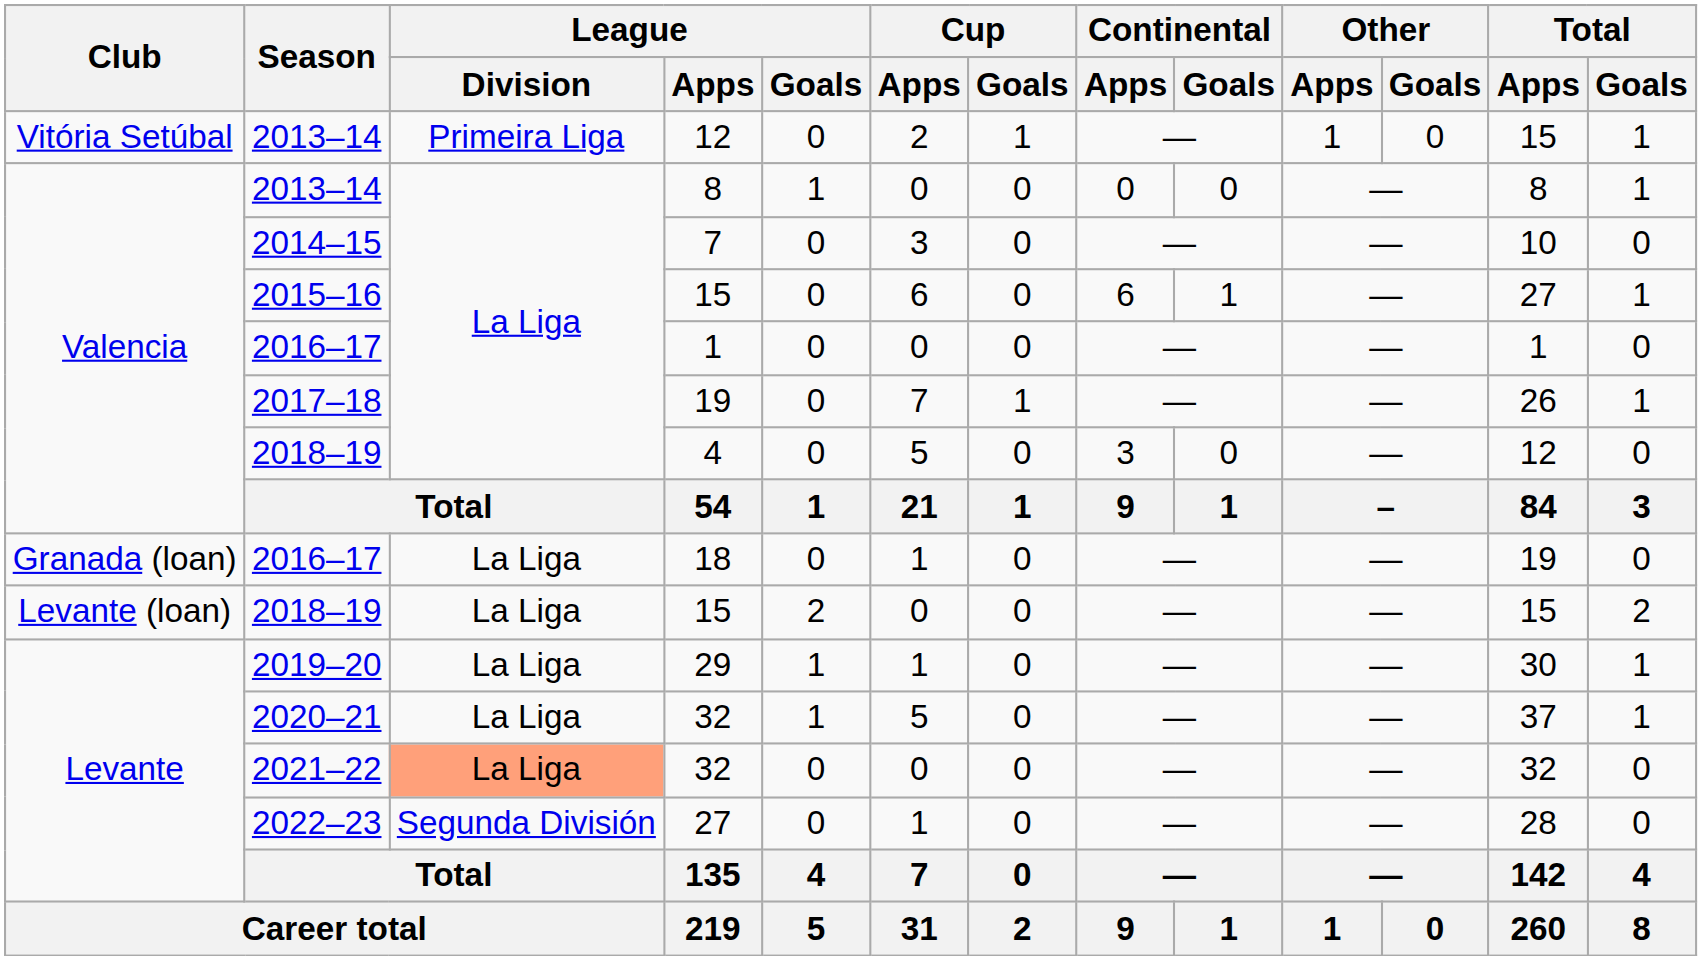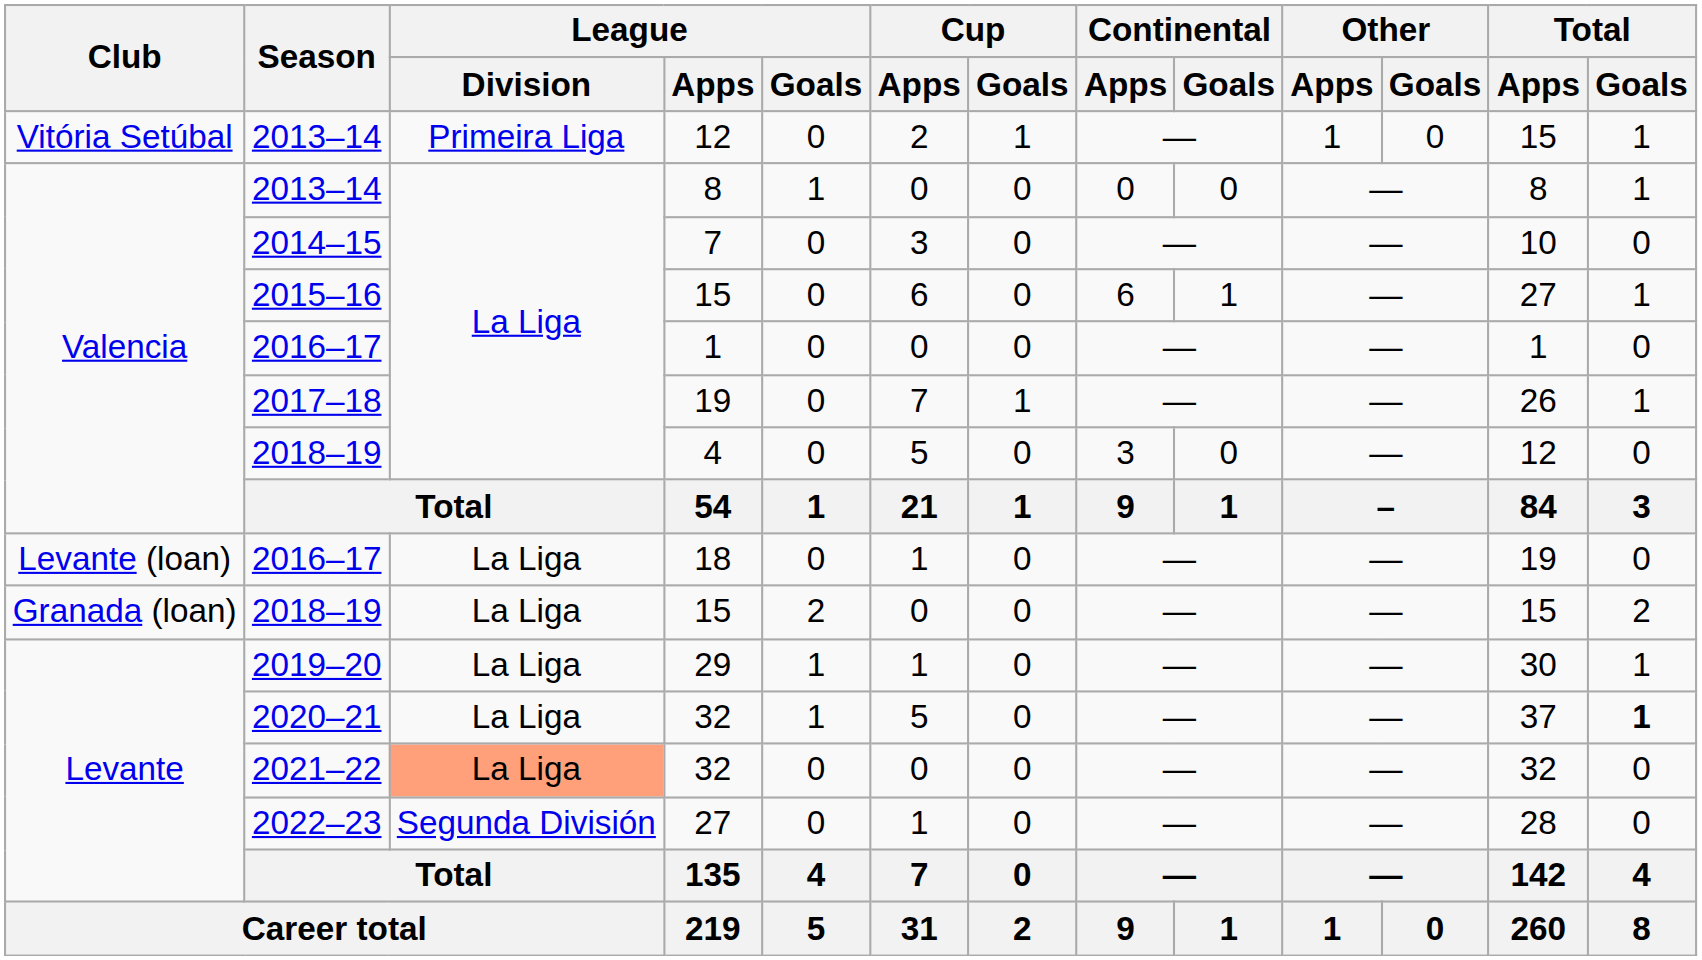(125, 558) Granada (loan) -> (125, 558) Levante (loan)
(125, 611) Levante (loan) -> (125, 611) Granada (loan)
(1641, 717) normal -> (1641, 717) bold
